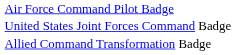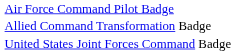rows swapped: (118, 26) <-> (108, 43)
